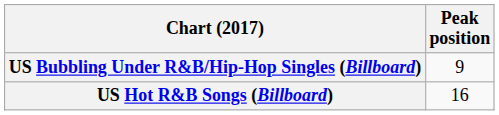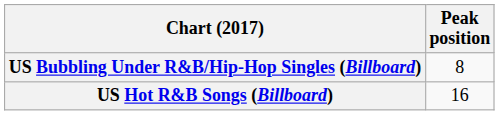(460, 67) 9 -> (460, 67) 8
